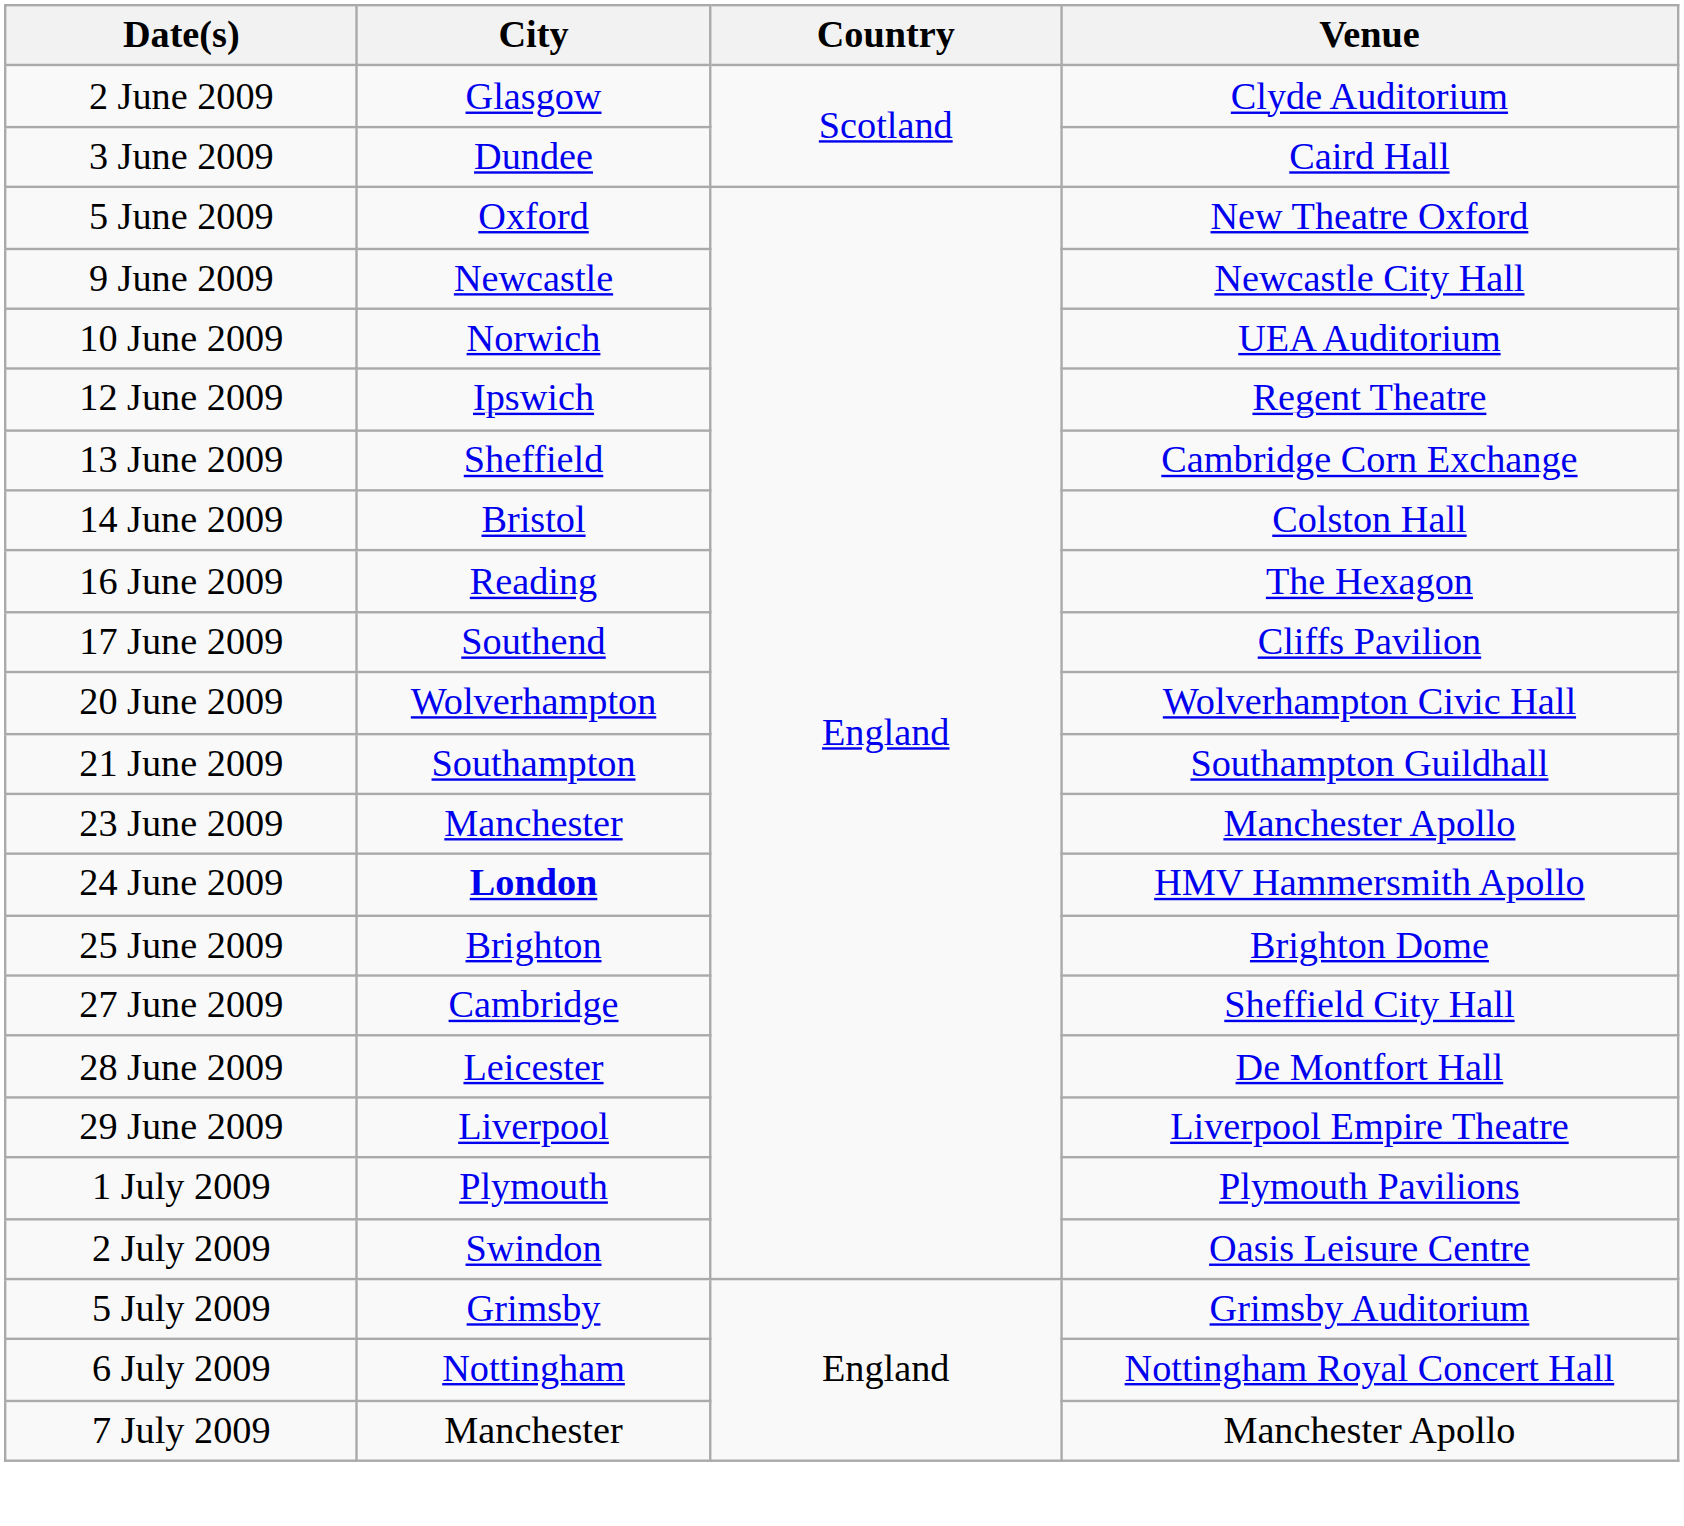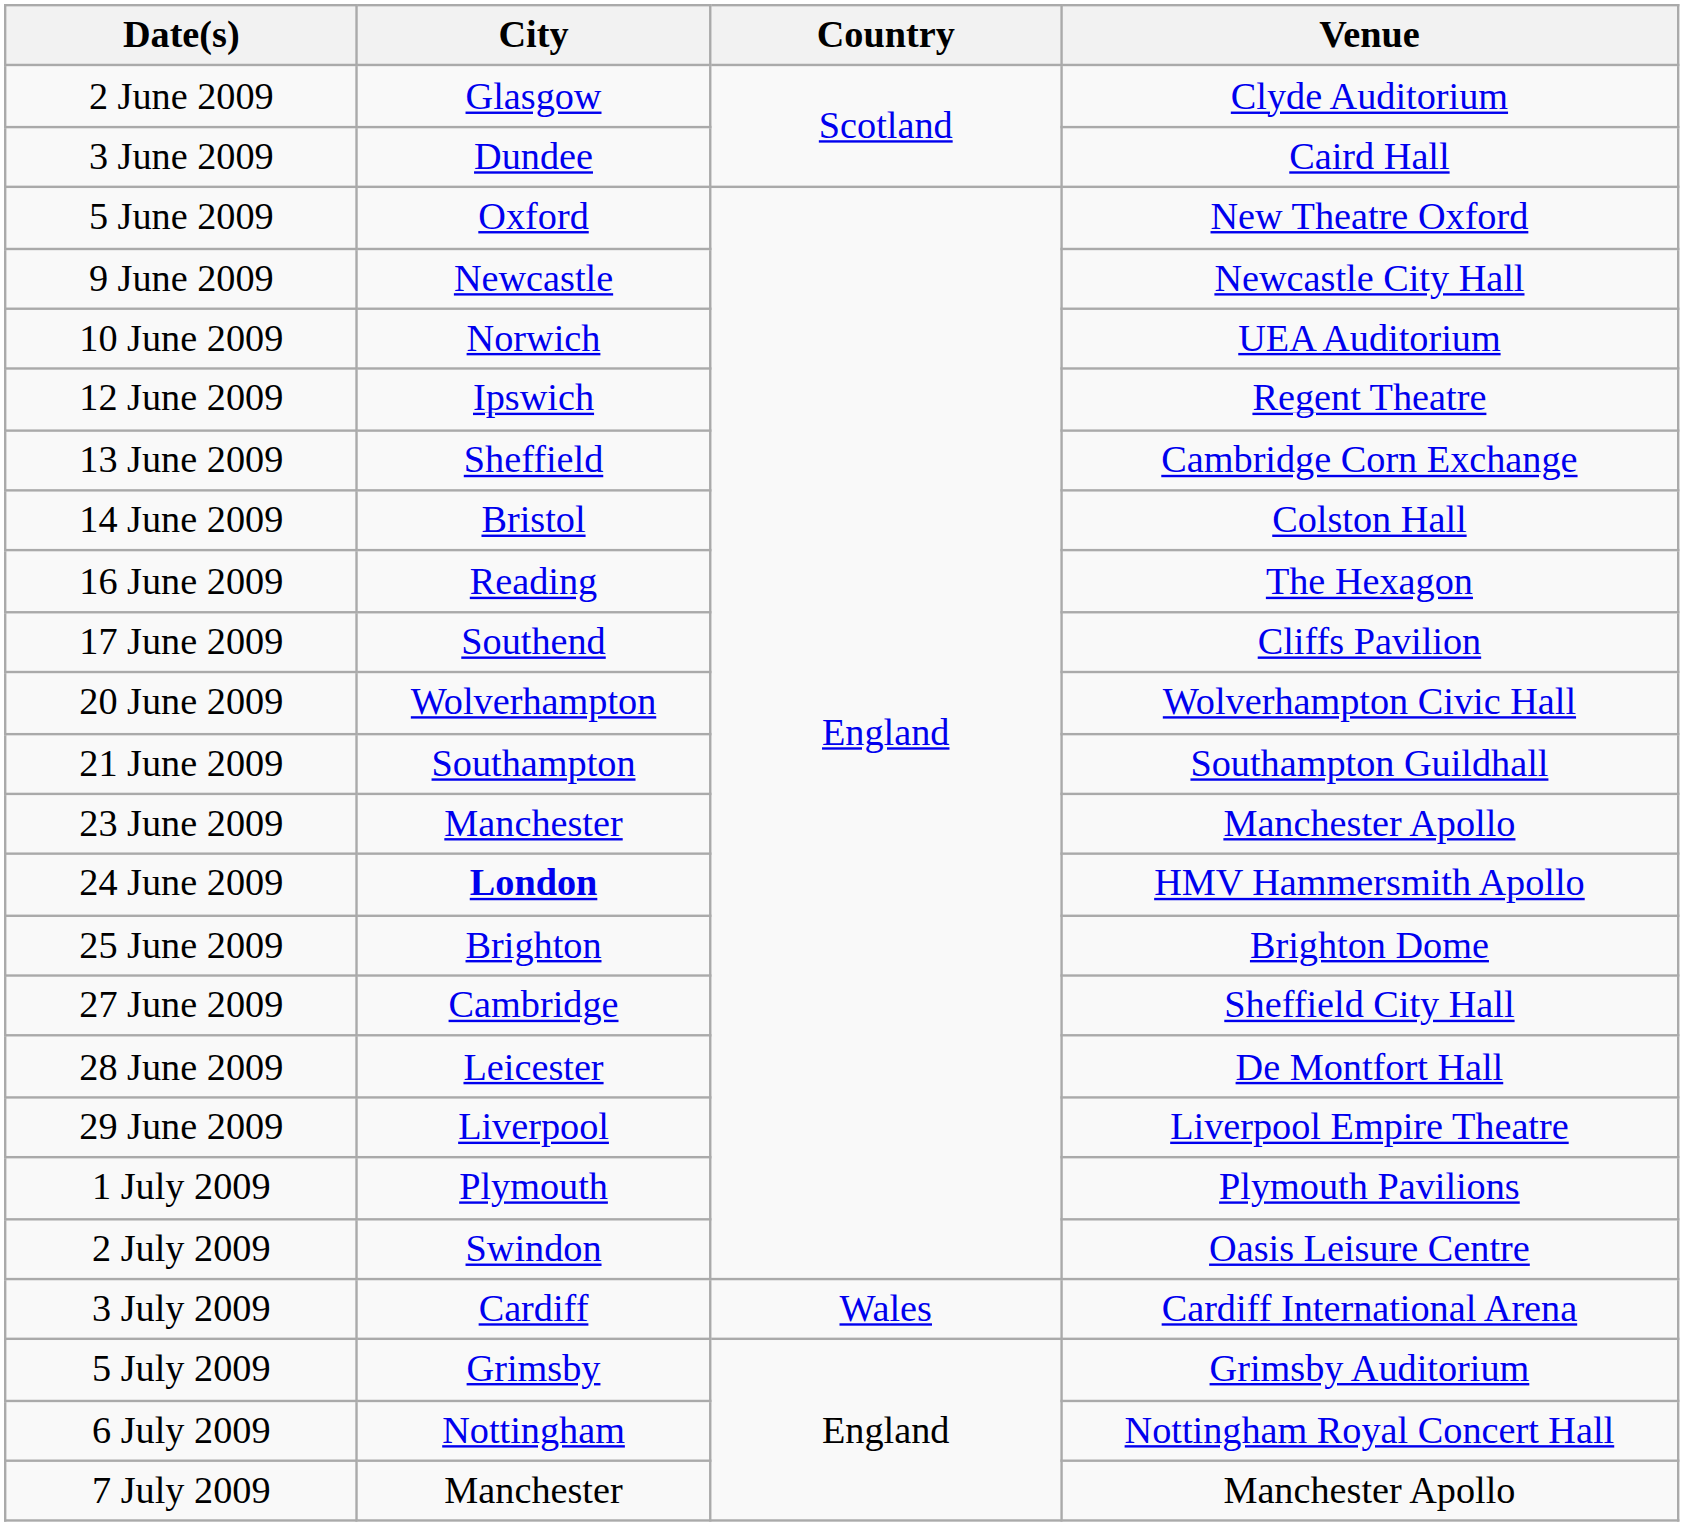+ row: (181, 1308)
